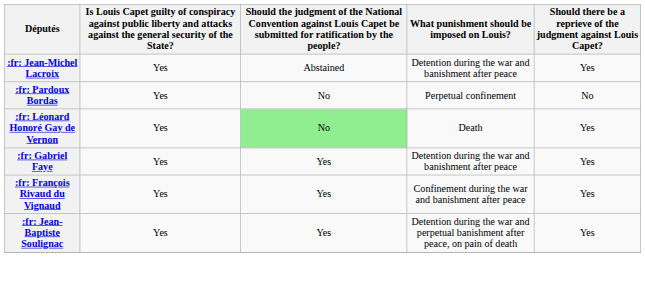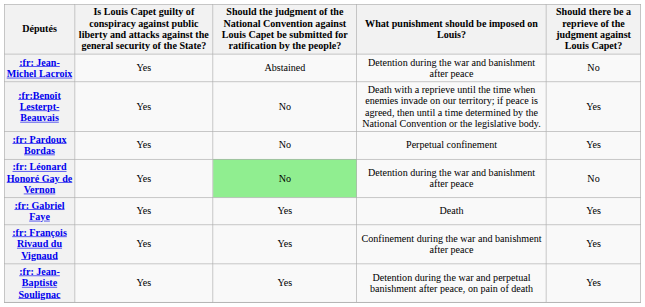(587, 68) Yes -> (594, 68) No
+ row: (40, 106)
(587, 95) No -> (594, 145) Yes
(471, 128) Death -> (452, 178) Detention during the war and banishment after peace
(587, 128) Yes -> (594, 178) No
(471, 161) Detention during the war and banishment after peace -> (452, 211) Death
